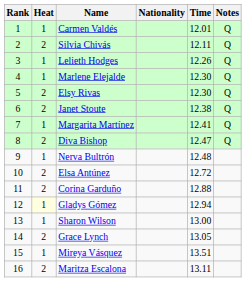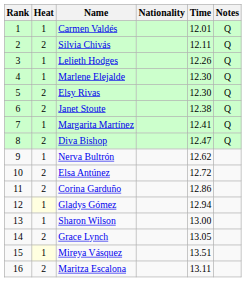(200, 157) 12.48 -> (200, 157) 12.62
(200, 189) 12.88 -> (200, 189) 12.86
(44, 253) no background -> (44, 253) lightyellow background
